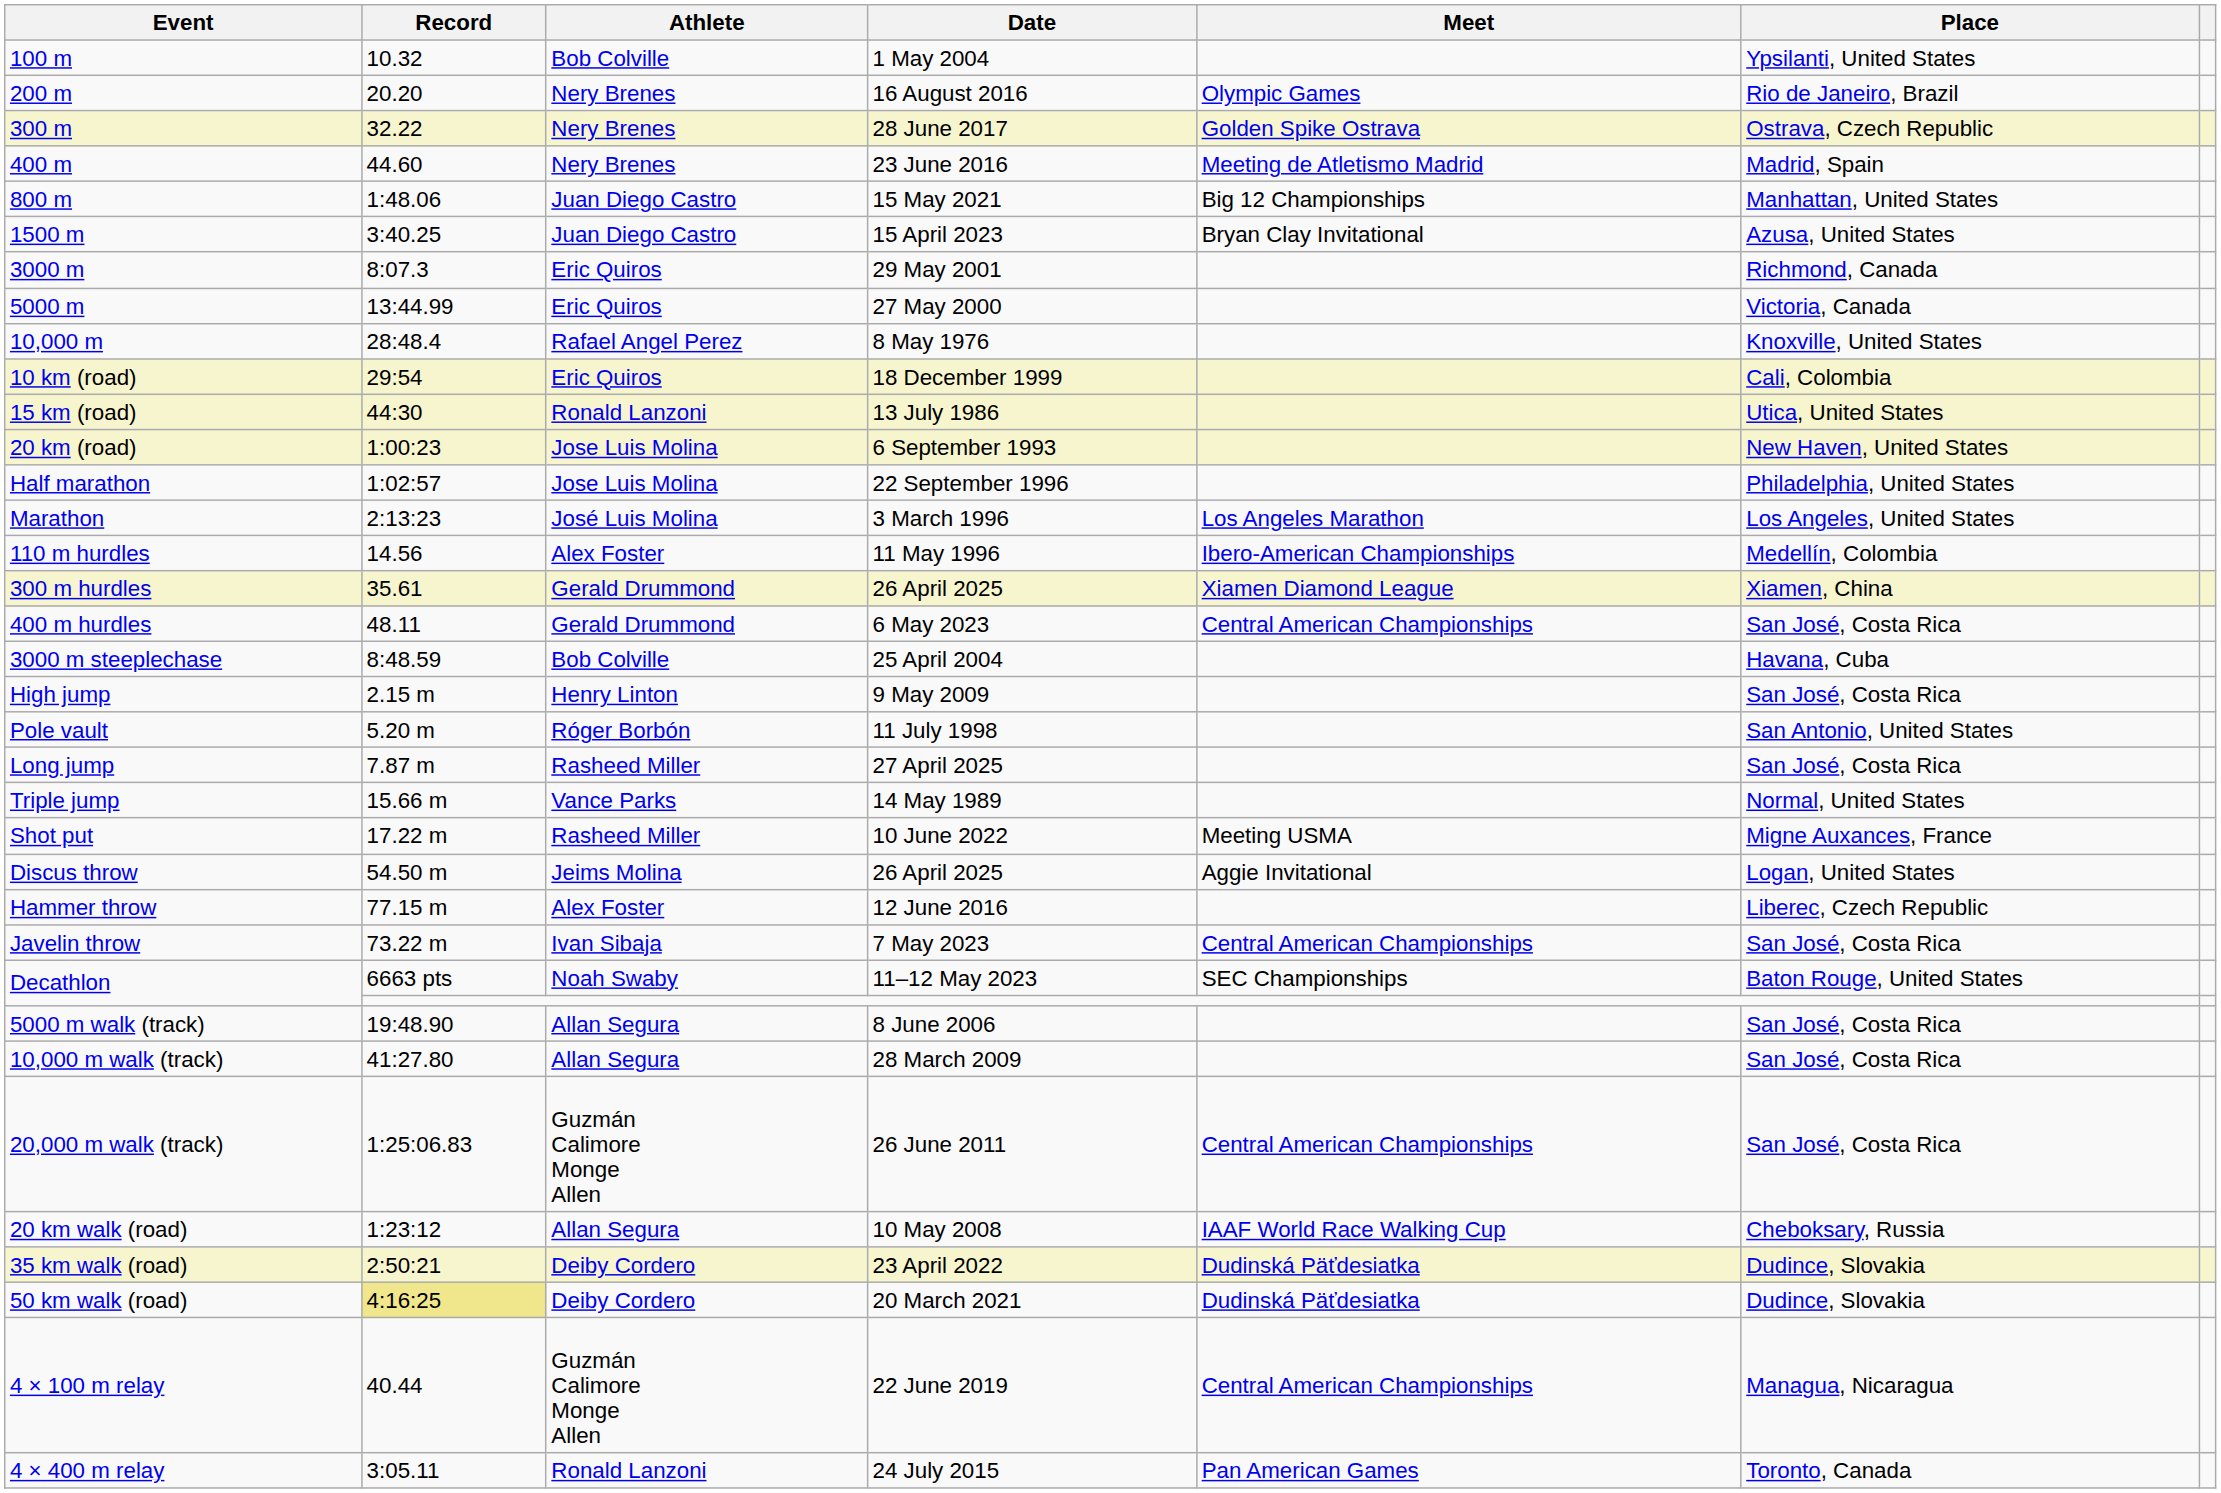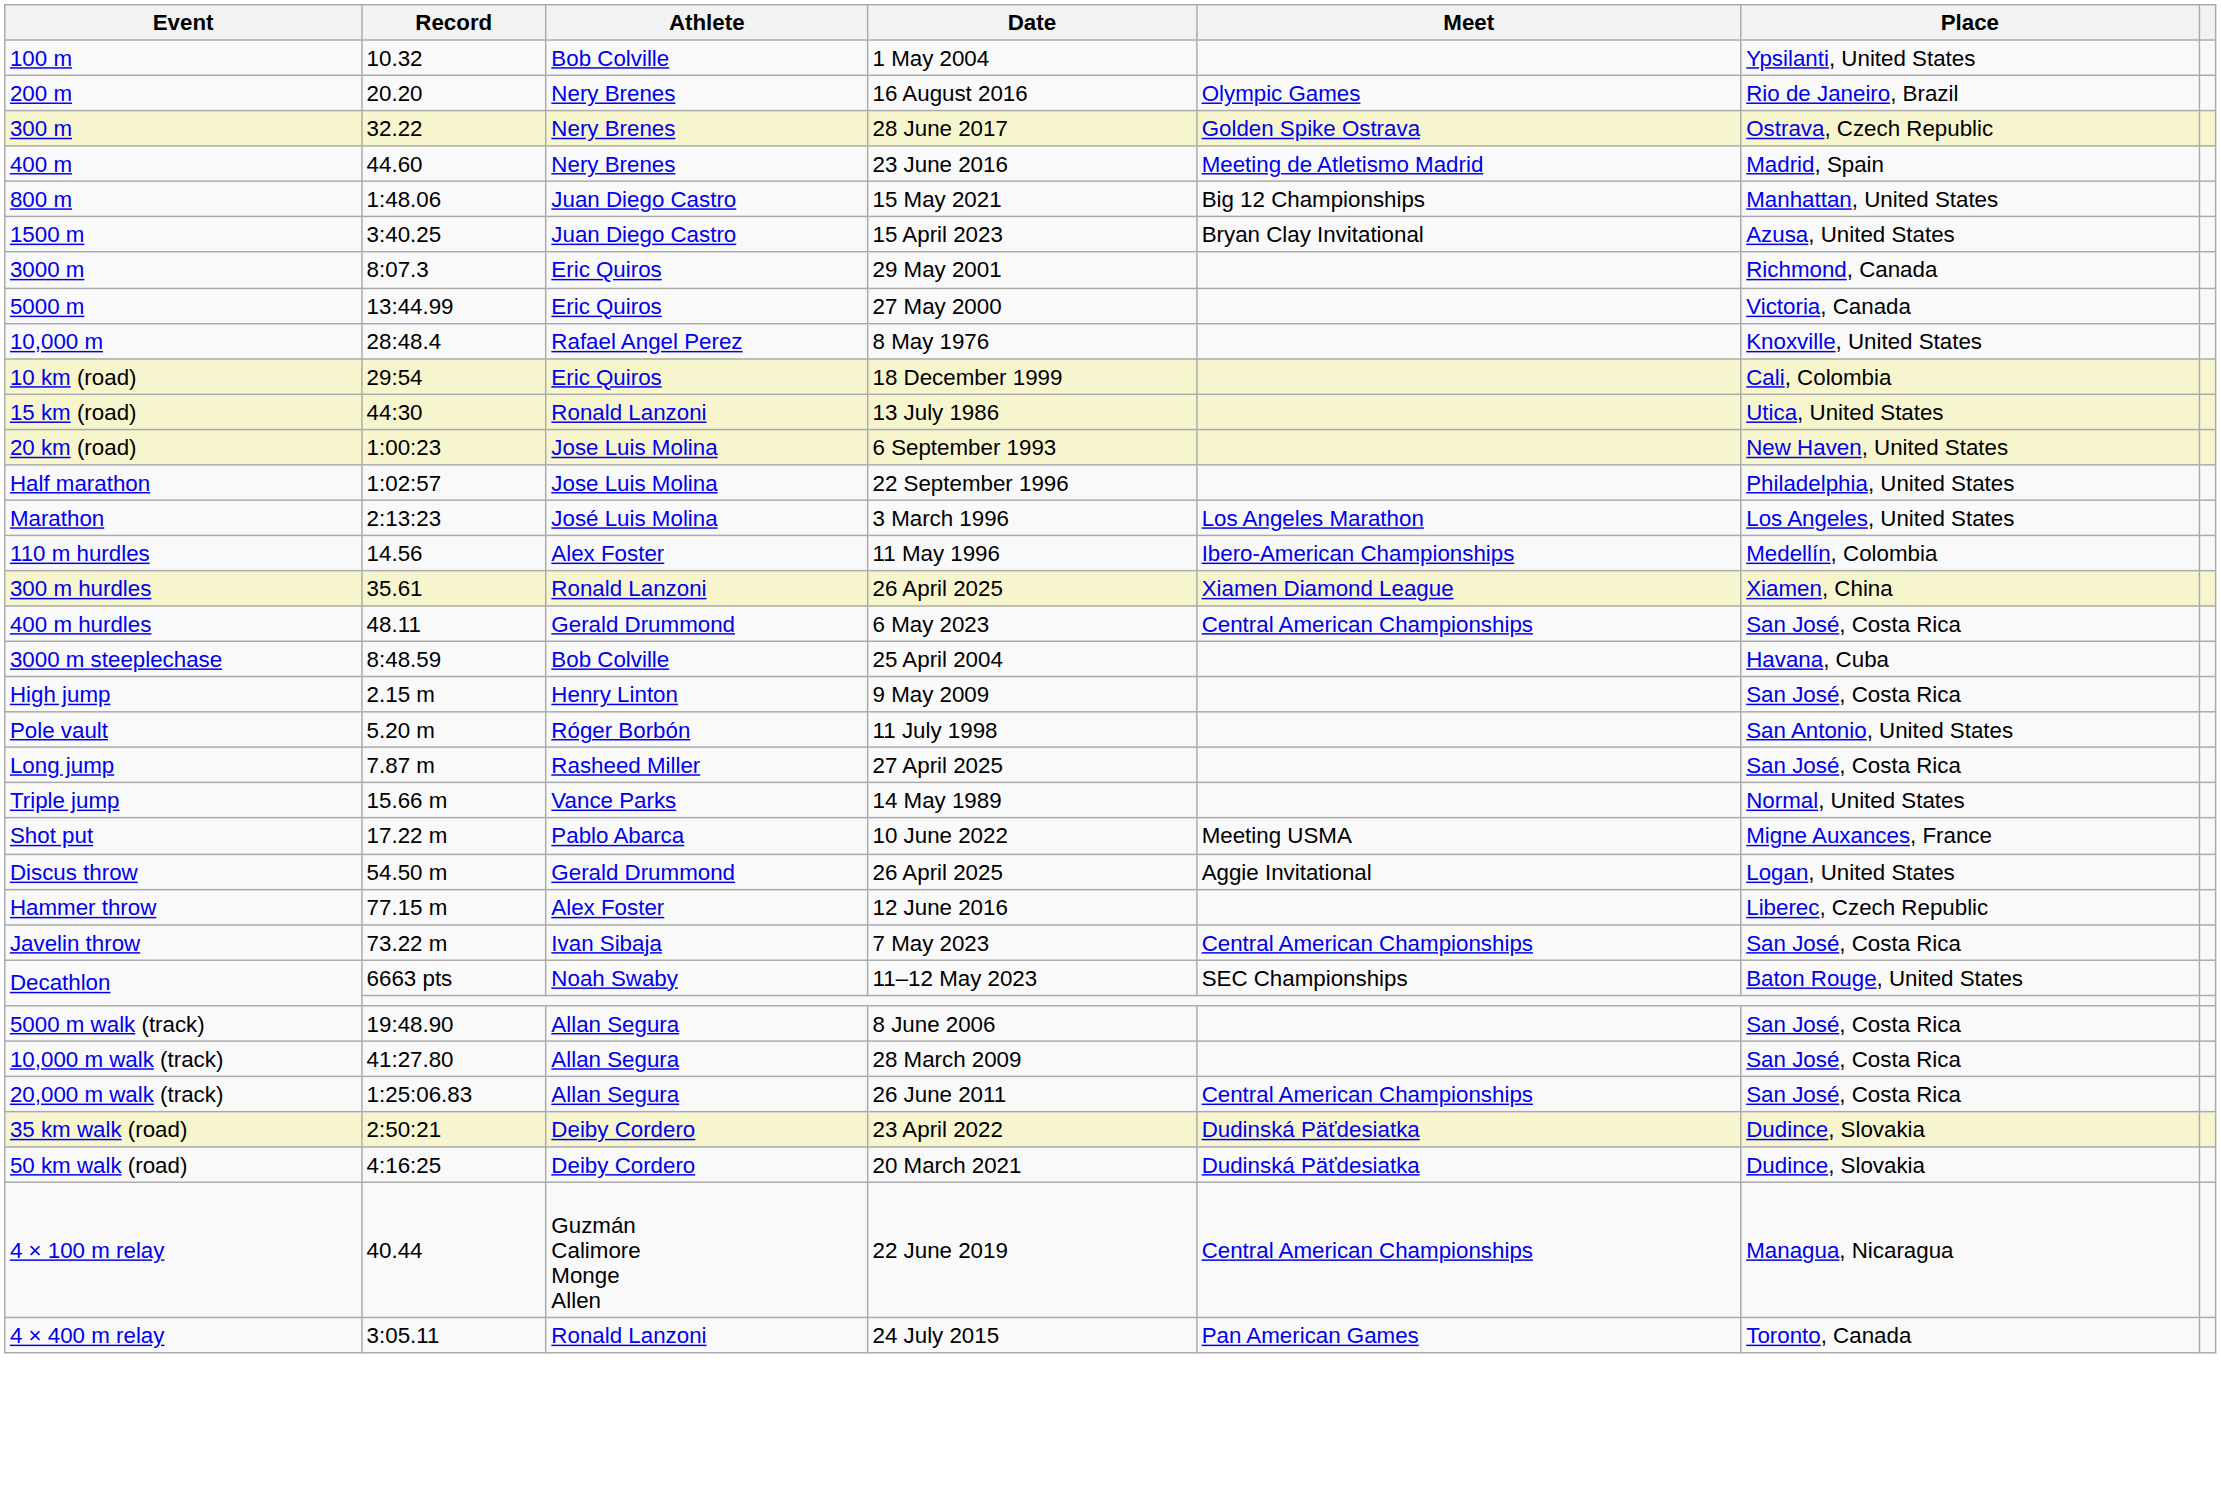(643, 589) Gerald Drummond -> (629, 589) Ronald Lanzoni
(626, 836) Rasheed Miller -> (618, 836) Pablo Abarca
(616, 872) Jeims Molina -> (643, 872) Gerald Drummond
(596, 1157) Guzmán Calimore Monge Allen -> (615, 1094) Allan Segura
- row: (99, 1229)
(404, 1300) khaki background -> (404, 1165) no background
